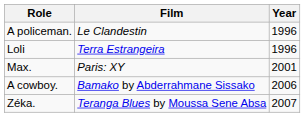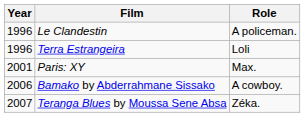columns swapped: (284, 13) <-> (39, 13)
